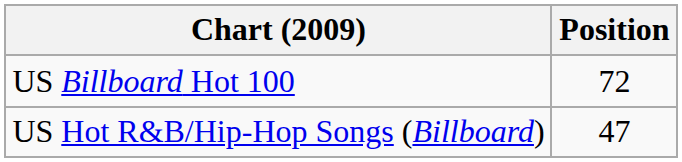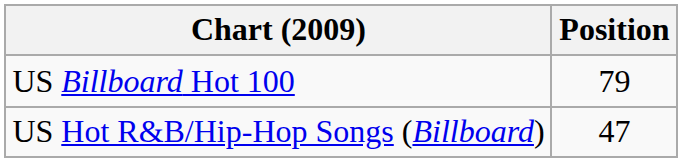(614, 80) 72 -> (614, 80) 79
